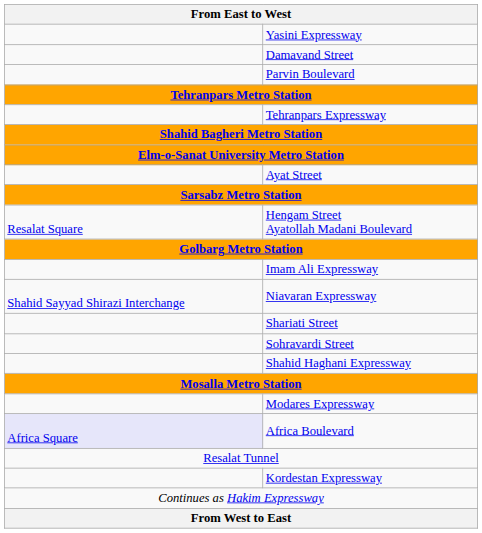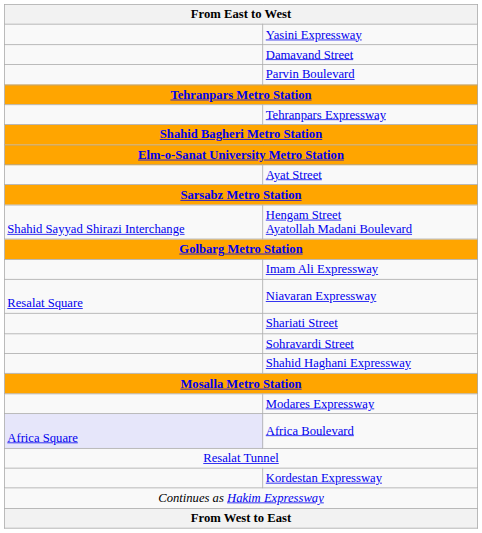(45, 229) Resalat Square -> (96, 229) Shahid Sayyad Shirazi Interchange
(96, 303) Shahid Sayyad Shirazi Interchange -> (45, 303) Resalat Square
